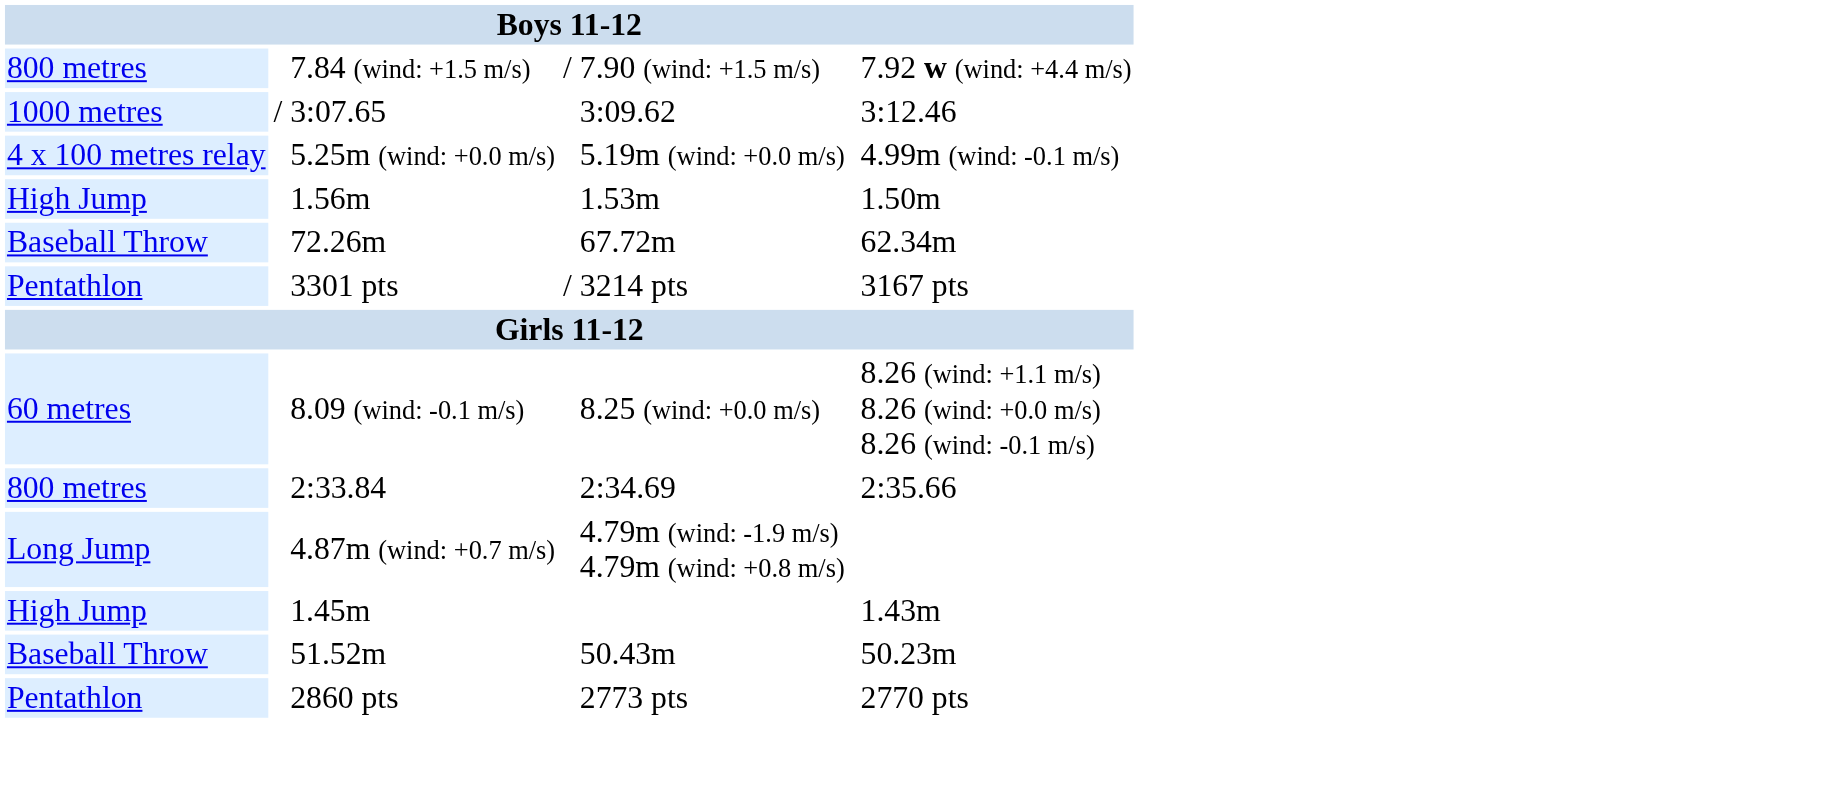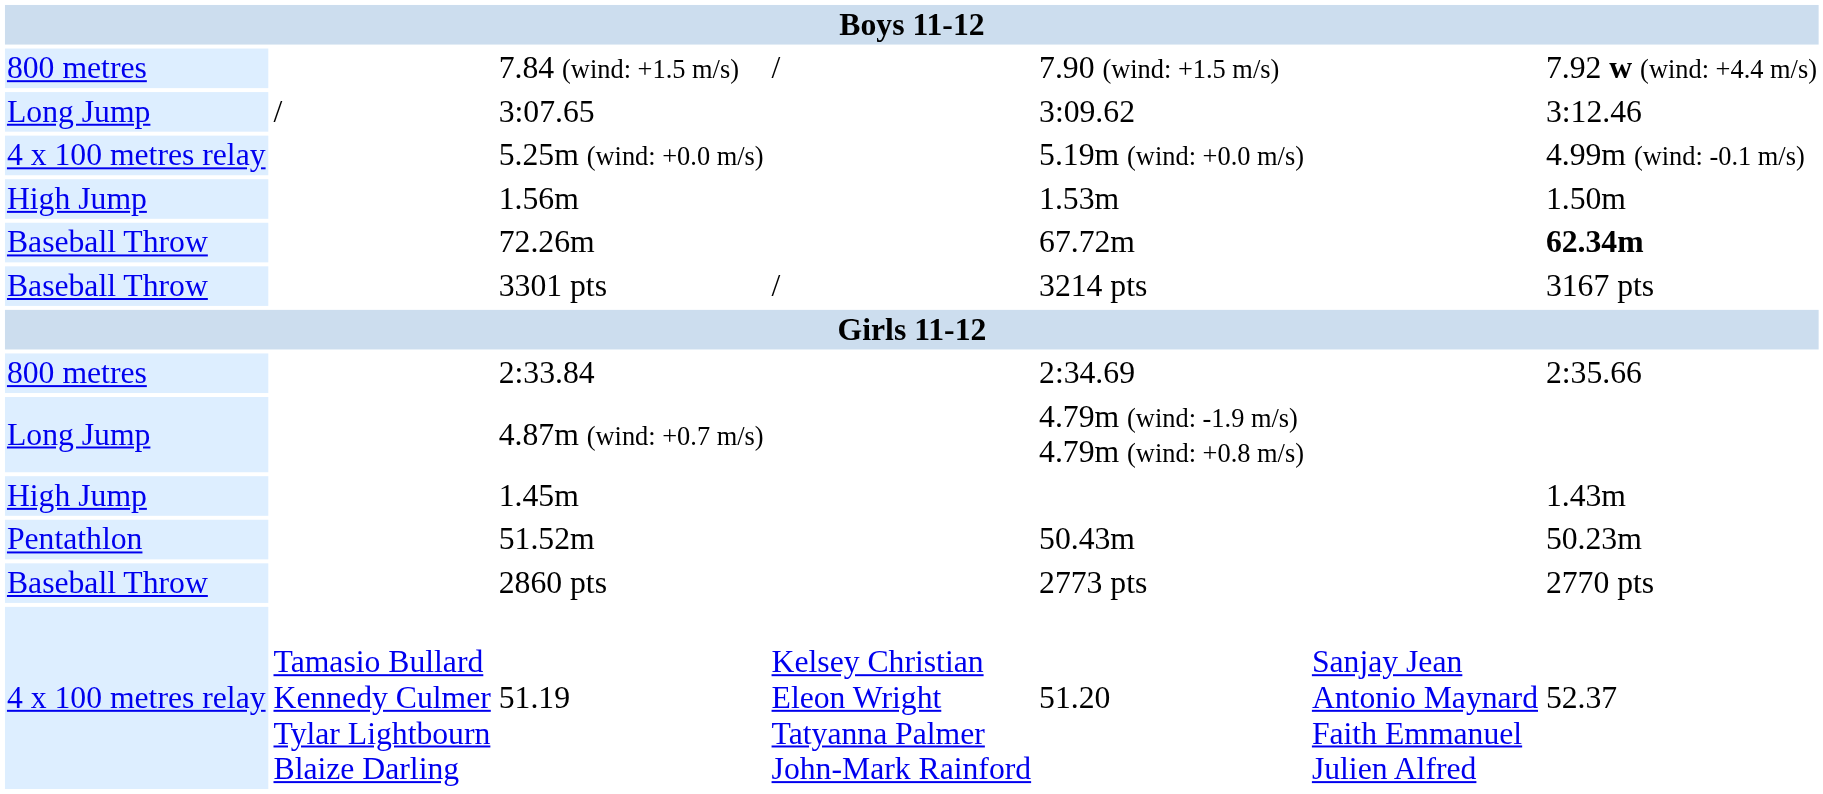(85, 111) 1000 metres -> (79, 111) Long Jump
(909, 242) normal -> (1595, 242) bold
(75, 285) Pentathlon -> (107, 285) Baseball Throw
- row: (407, 408)
(107, 653) Baseball Throw -> (75, 539) Pentathlon
(75, 697) Pentathlon -> (107, 582) Baseball Throw
+ row: (534, 697)
